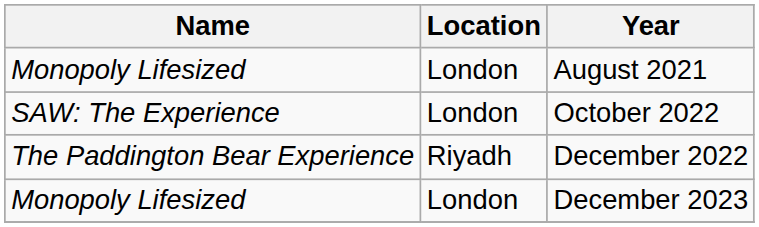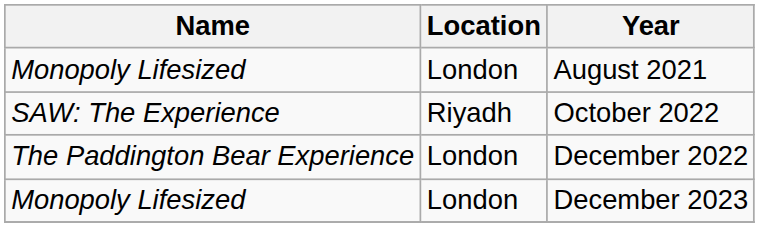(472, 112) London -> (469, 112) Riyadh
(469, 156) Riyadh -> (472, 156) London
